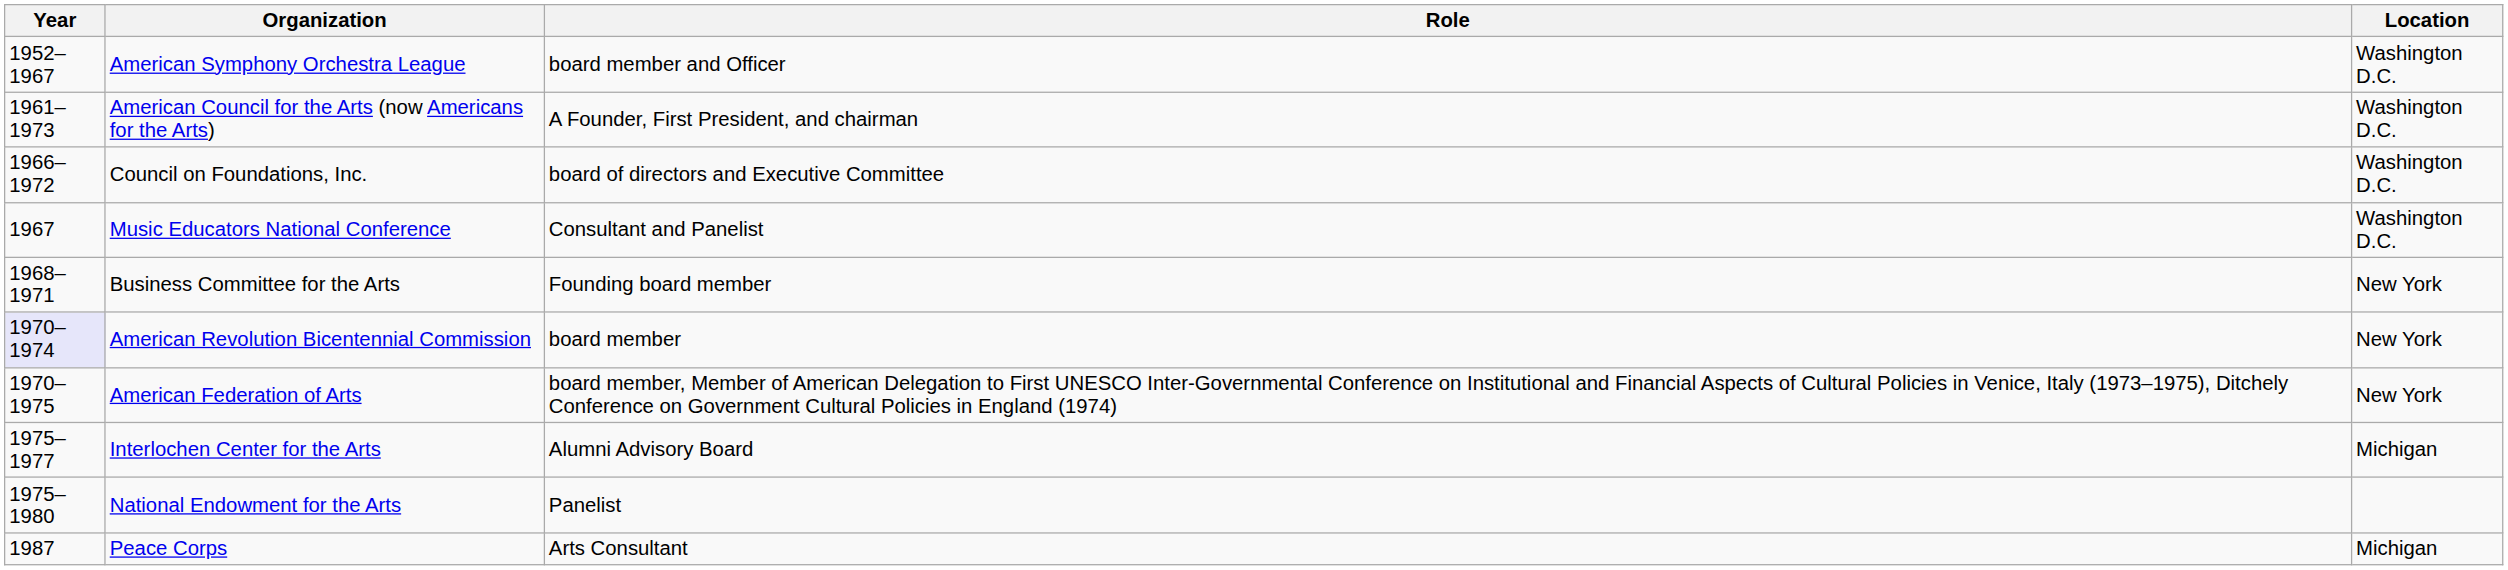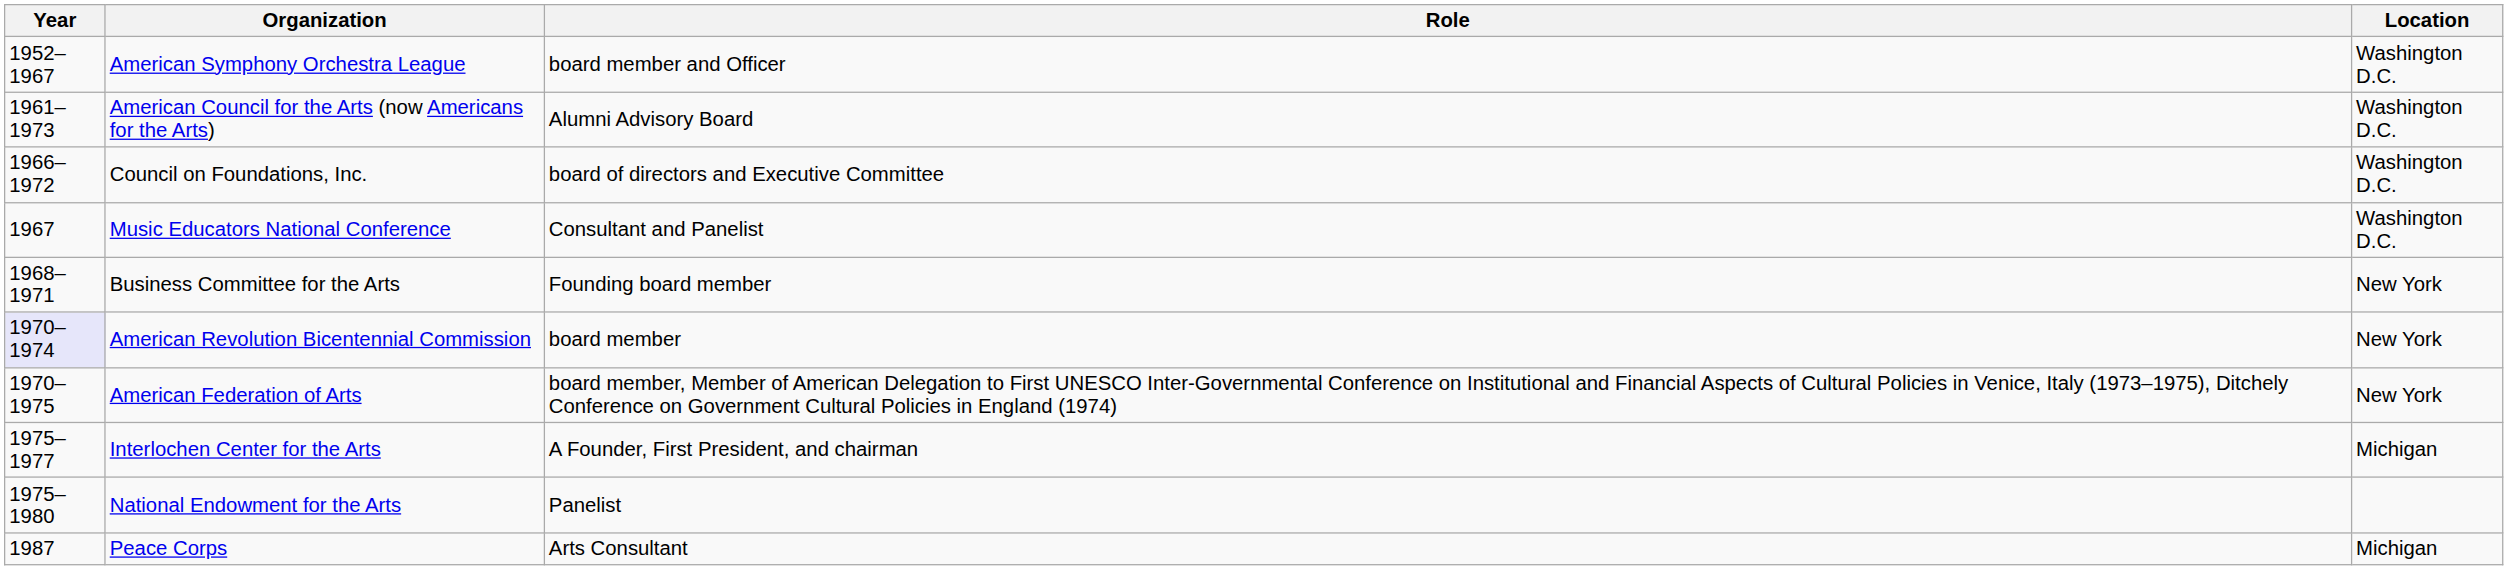(733, 119) A Founder, First President, and chairman -> (651, 119) Alumni Advisory Board
(651, 449) Alumni Advisory Board -> (733, 449) A Founder, First President, and chairman
